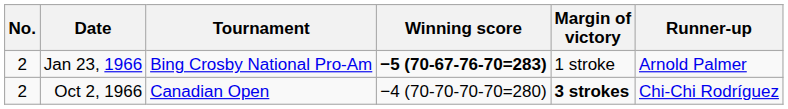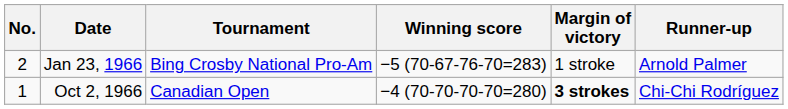(463, 64) bold -> (463, 64) normal
(22, 91) 2 -> (22, 91) 1
